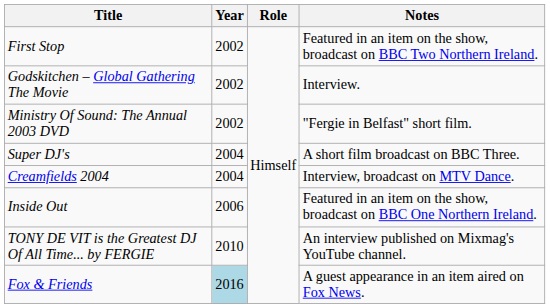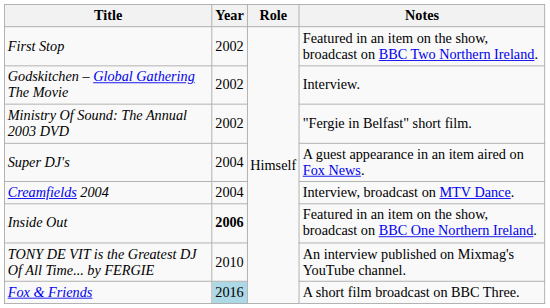(411, 154) A short film broadcast on BBC Three. -> (413, 162) A guest appearance in an item aired on Fox News.
(230, 207) normal -> (230, 223) bold
(413, 284) A guest appearance in an item aired on Fox News. -> (411, 292) A short film broadcast on BBC Three.
